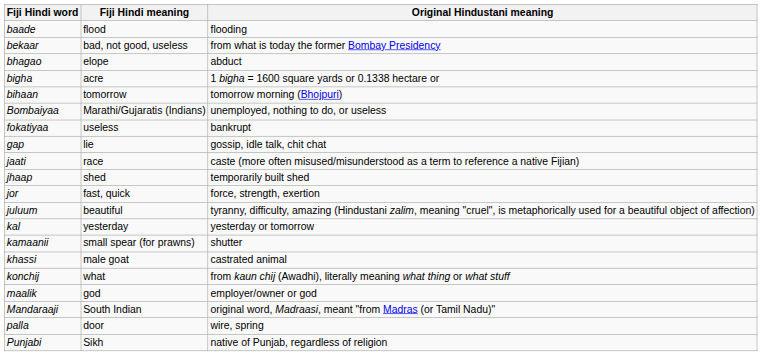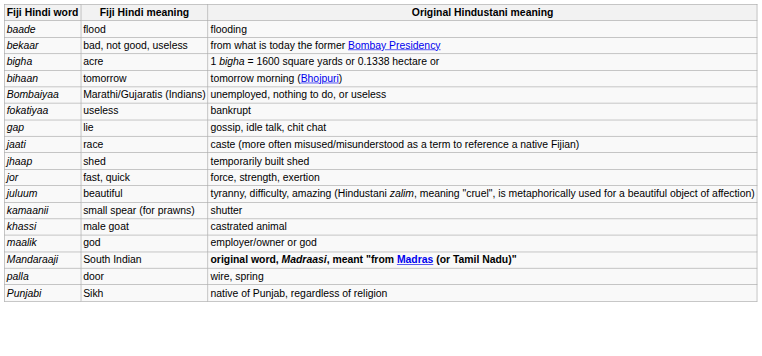- row: (24, 62)
- row: (13, 227)
- row: (23, 276)
(353, 309) normal -> (364, 260) bold
